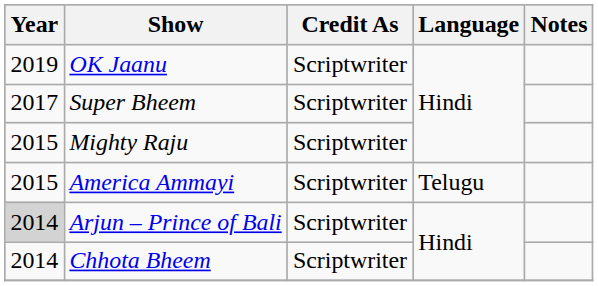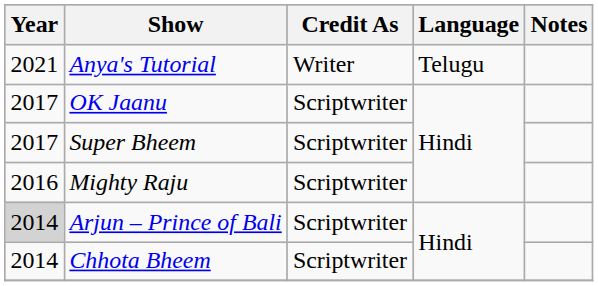+ row: (143, 64)
(34, 64) 2019 -> (34, 103) 2017
(34, 142) 2015 -> (34, 182) 2016
- row: (152, 182)
